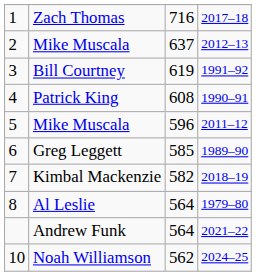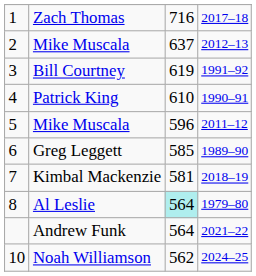(182, 97) 608 -> (182, 97) 610
(182, 177) 582 -> (182, 177) 581
(182, 204) no background -> (182, 204) paleturquoise background
